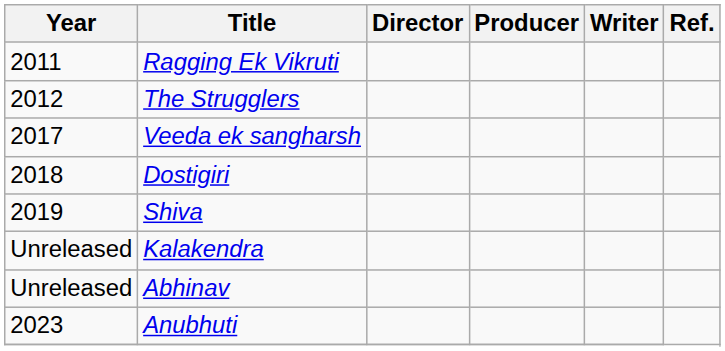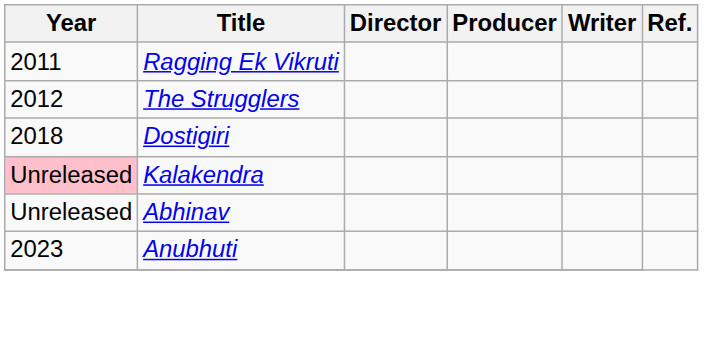- row: (252, 136)
- row: (173, 212)
(71, 250) no background -> (71, 174) pink background
